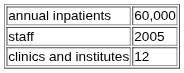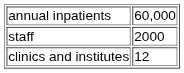(149, 36) 2005 -> (149, 36) 2000
